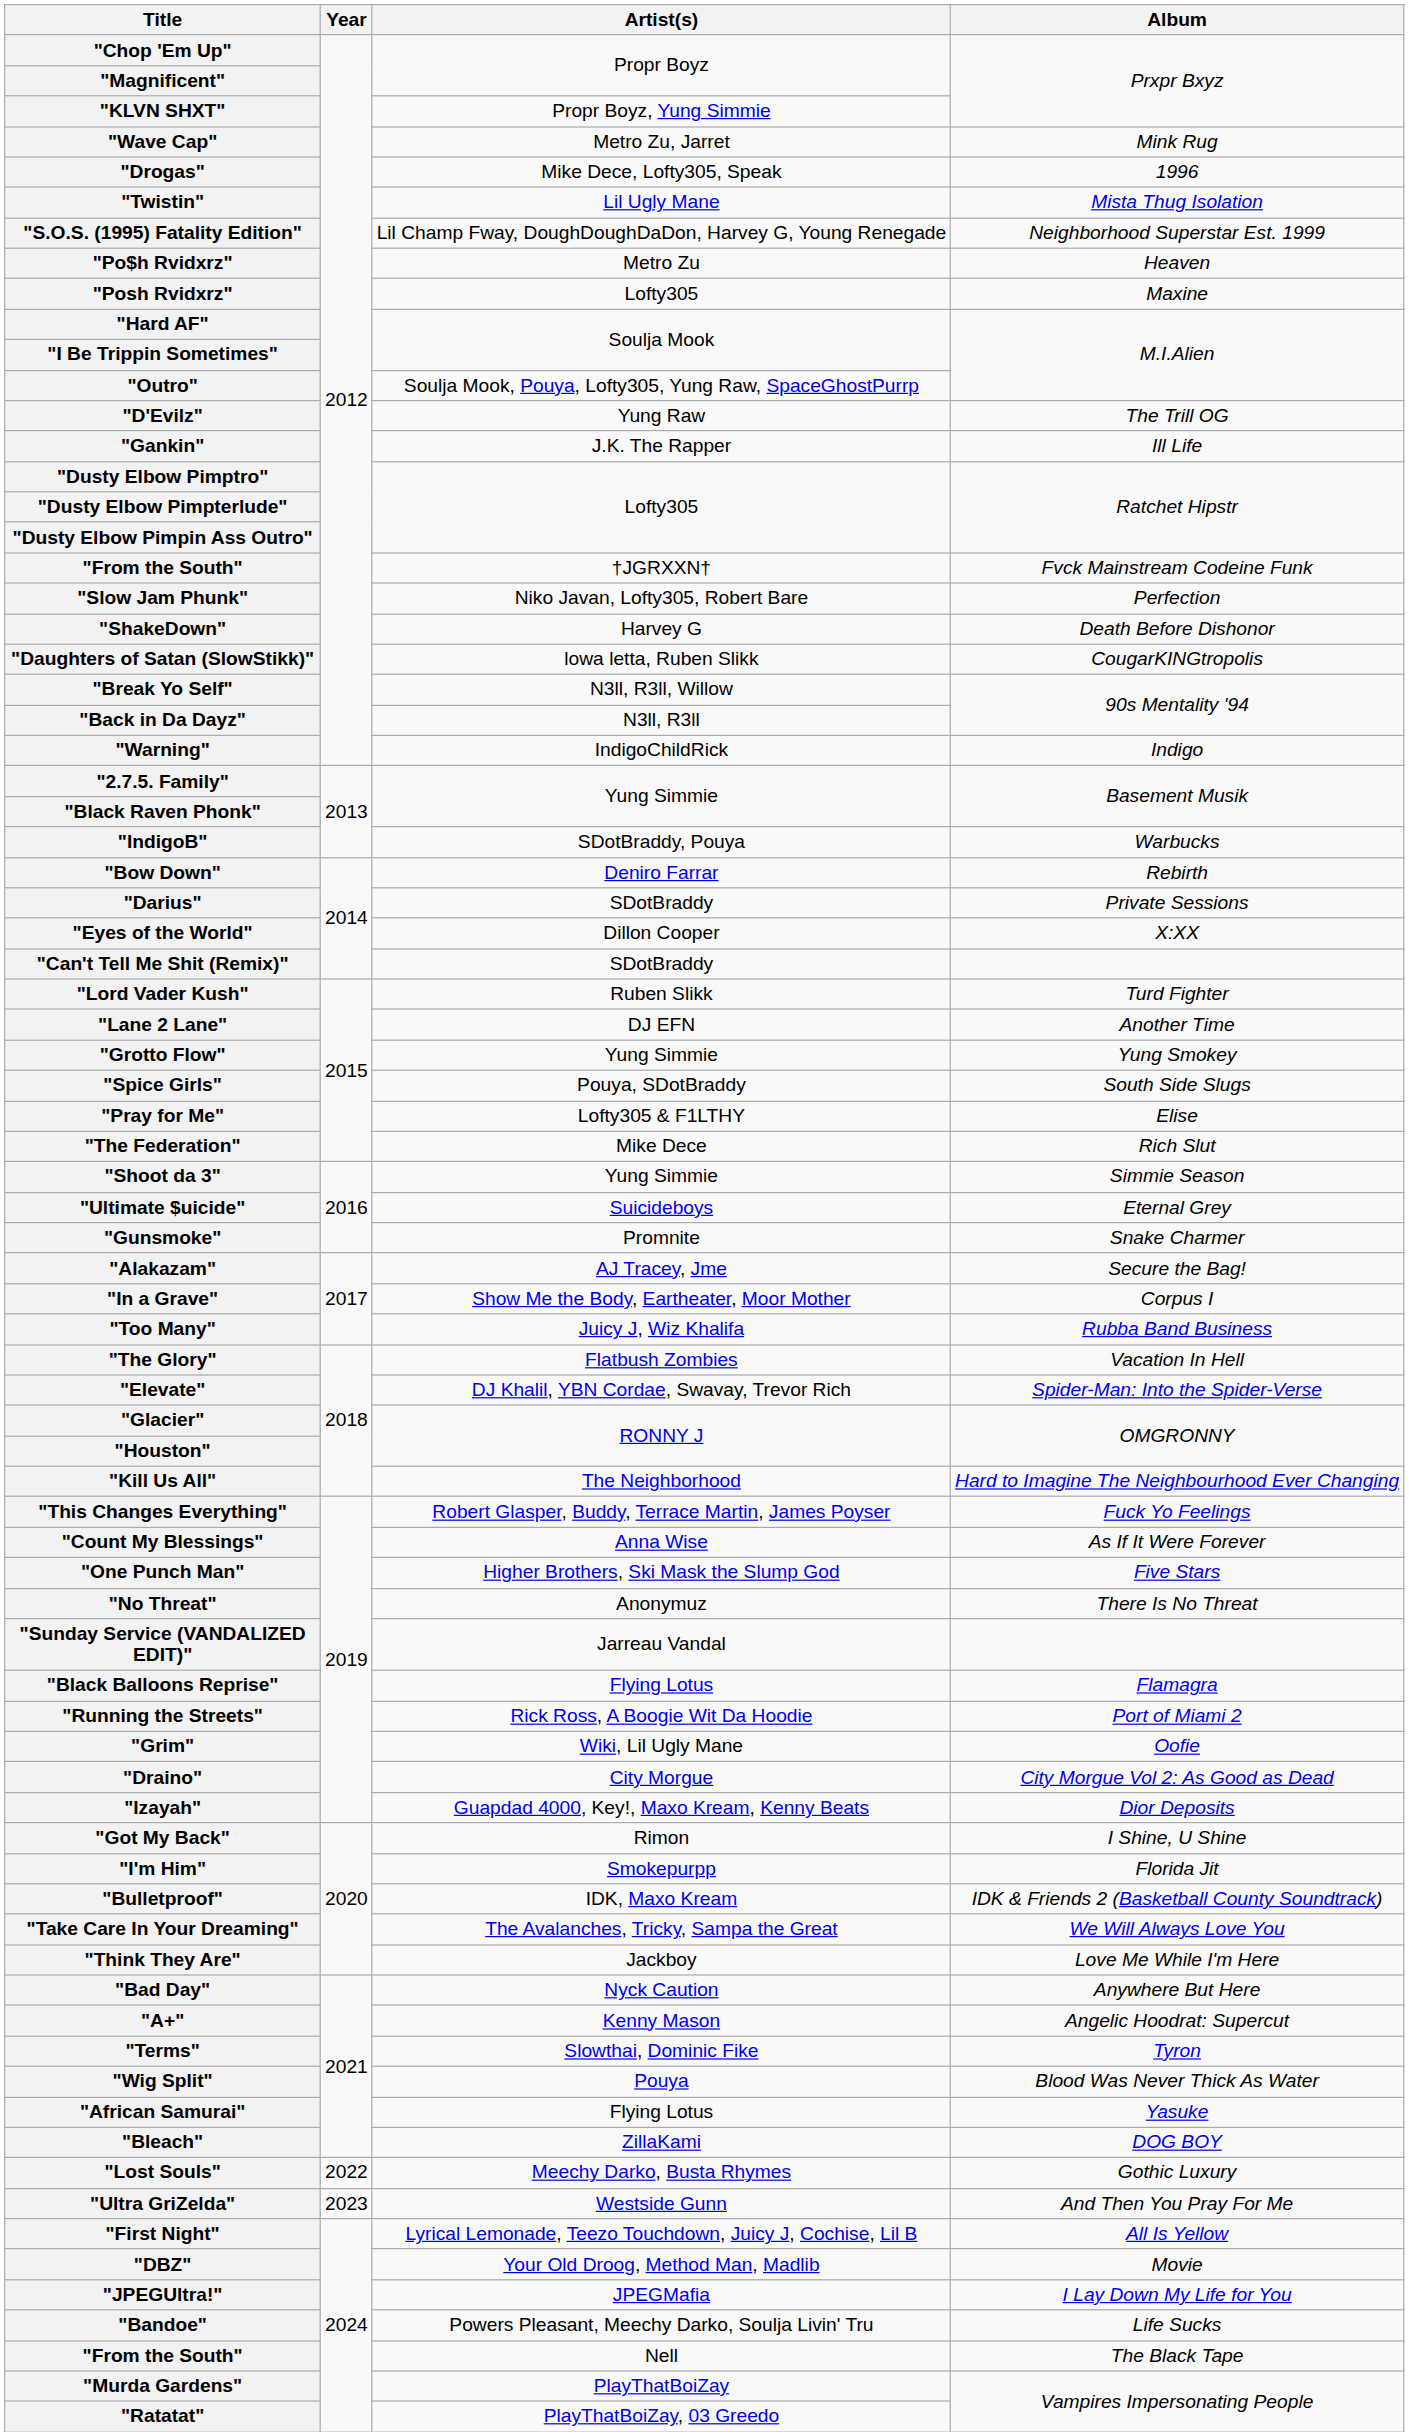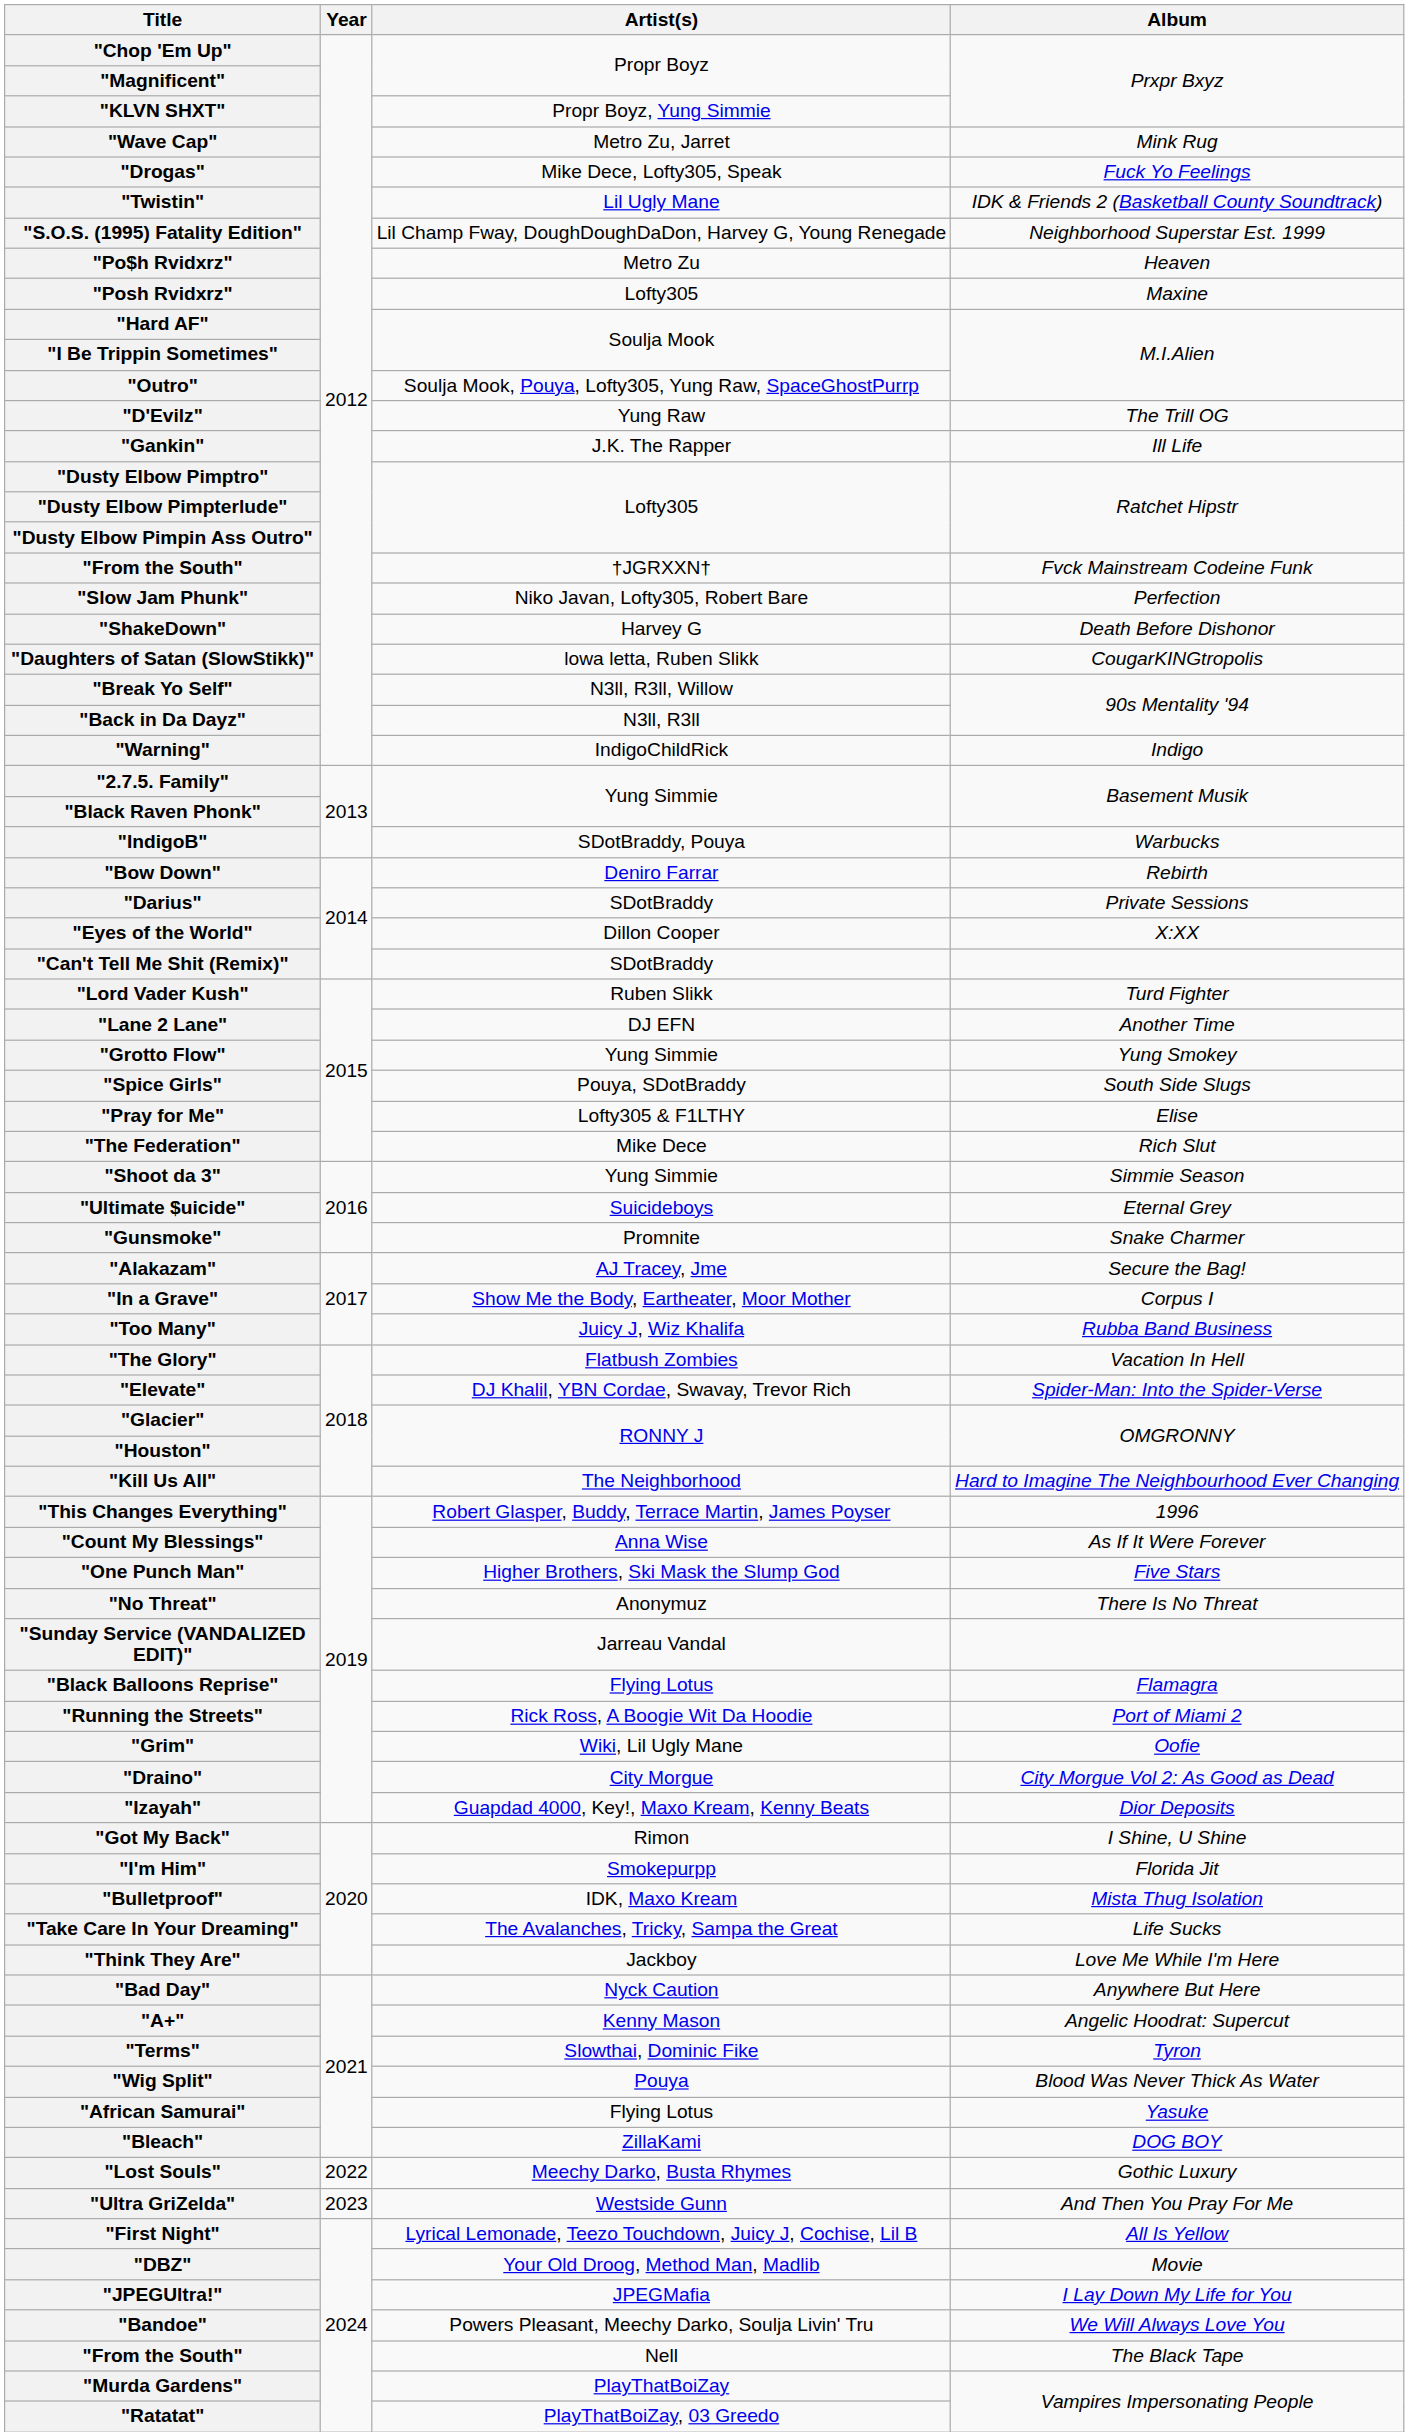(1177, 171) 1996 -> (1177, 171) Fuck Yo Feelings
(1177, 202) Mista Thug Isolation -> (1177, 202) IDK & Friends 2 (Basketball County Soundtrack)
(1177, 1511) Fuck Yo Feelings -> (1177, 1511) 1996
(1177, 1898) IDK & Friends 2 (Basketball County Soundtrack) -> (1177, 1898) Mista Thug Isolation
(1177, 1929) We Will Always Love You -> (1177, 1929) Life Sucks
(1177, 2325) Life Sucks -> (1177, 2325) We Will Always Love You
